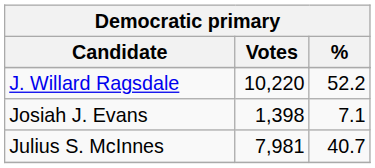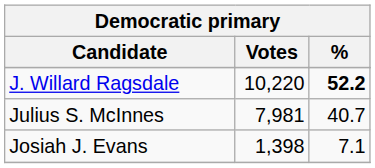(346, 84) normal -> (346, 84) bold
rows swapped: (87, 146) <-> (78, 115)
